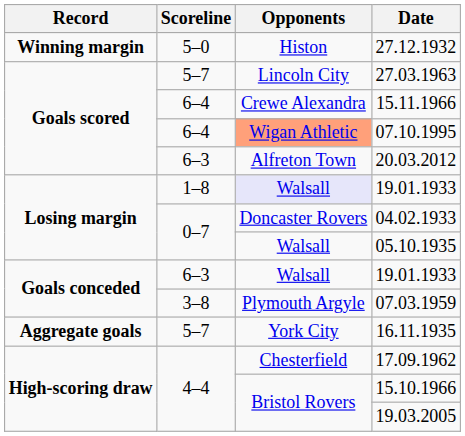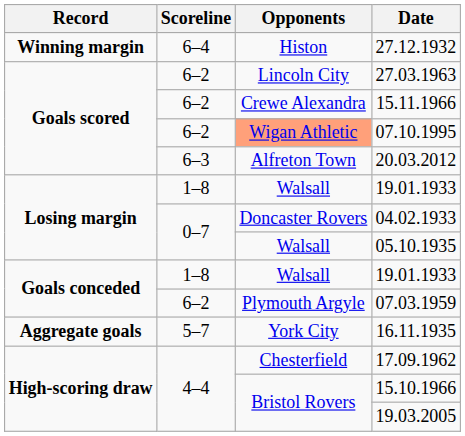(196, 47) 5–0 -> (196, 47) 6–4
(196, 75) 5–7 -> (196, 75) 6–2
(196, 103) 6–4 -> (196, 103) 6–2
(196, 132) 6–4 -> (196, 132) 6–2
(303, 189) lavender background -> (303, 189) no background
(196, 274) 6–3 -> (196, 274) 1–8
(196, 302) 3–8 -> (196, 302) 6–2
